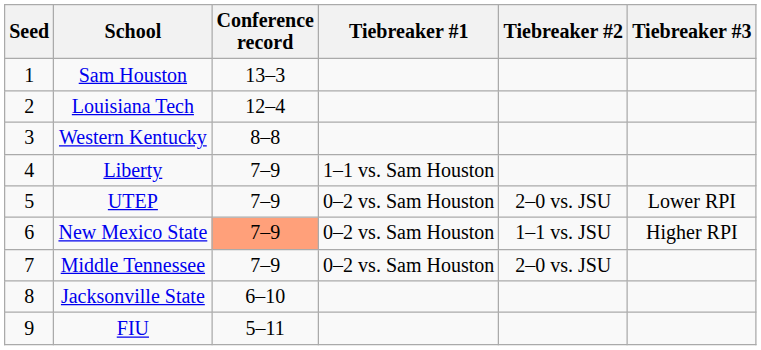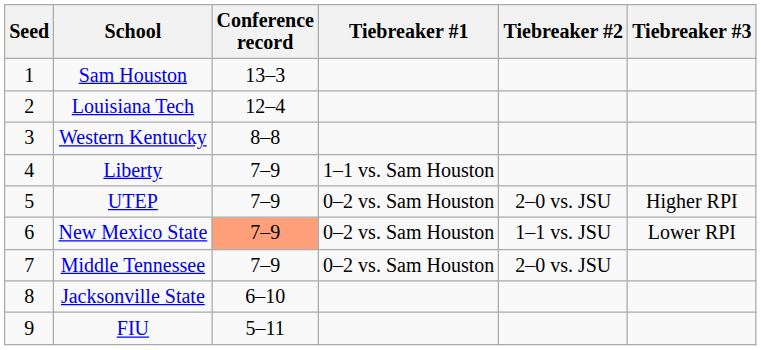(692, 201) Lower RPI -> (692, 201) Higher RPI
(692, 233) Higher RPI -> (692, 233) Lower RPI
